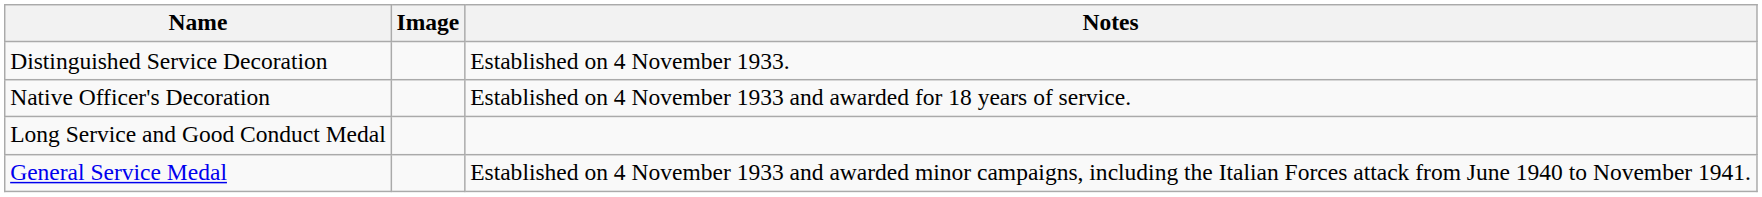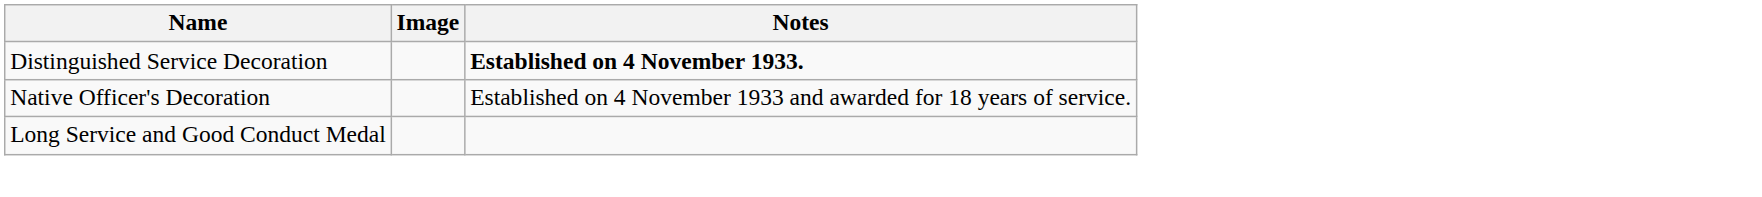(630, 60) normal -> (637, 60) bold
- row: (119, 172)
